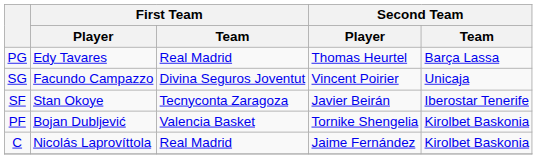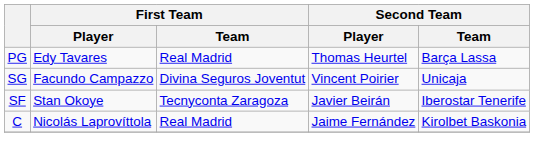- row: (17, 121)
